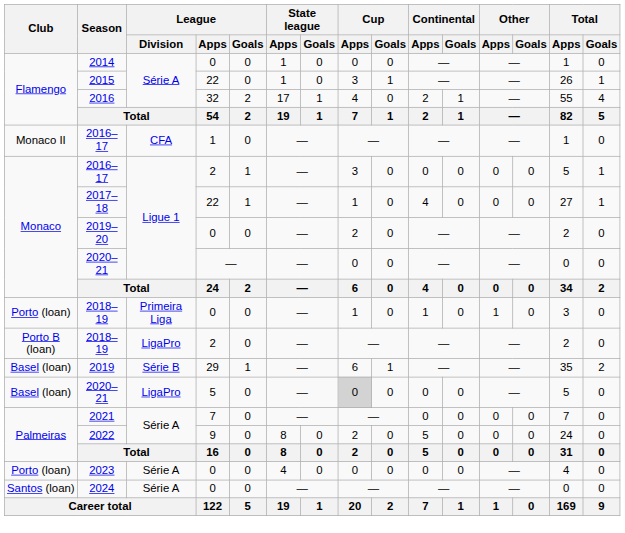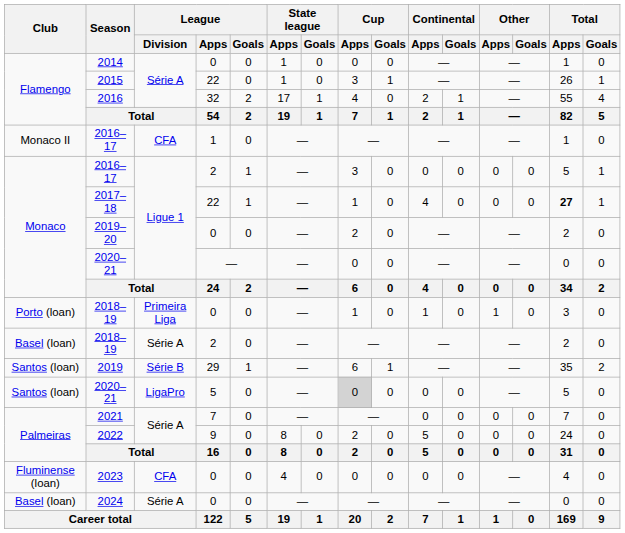(566, 202) normal -> (566, 202) bold
(41, 343) Porto B (loan) -> (45, 343) Basel (loan)
(161, 343) LigaPro -> (165, 343) Série A
(41, 367) Basel (loan) -> (45, 367) Santos (loan)
(41, 392) Basel (loan) -> (45, 392) Santos (loan)
(41, 470) Porto (loan) -> (45, 477) Fluminense (loan)
(161, 470) Série A -> (165, 477) CFA
(41, 488) Santos (loan) -> (45, 501) Basel (loan)
